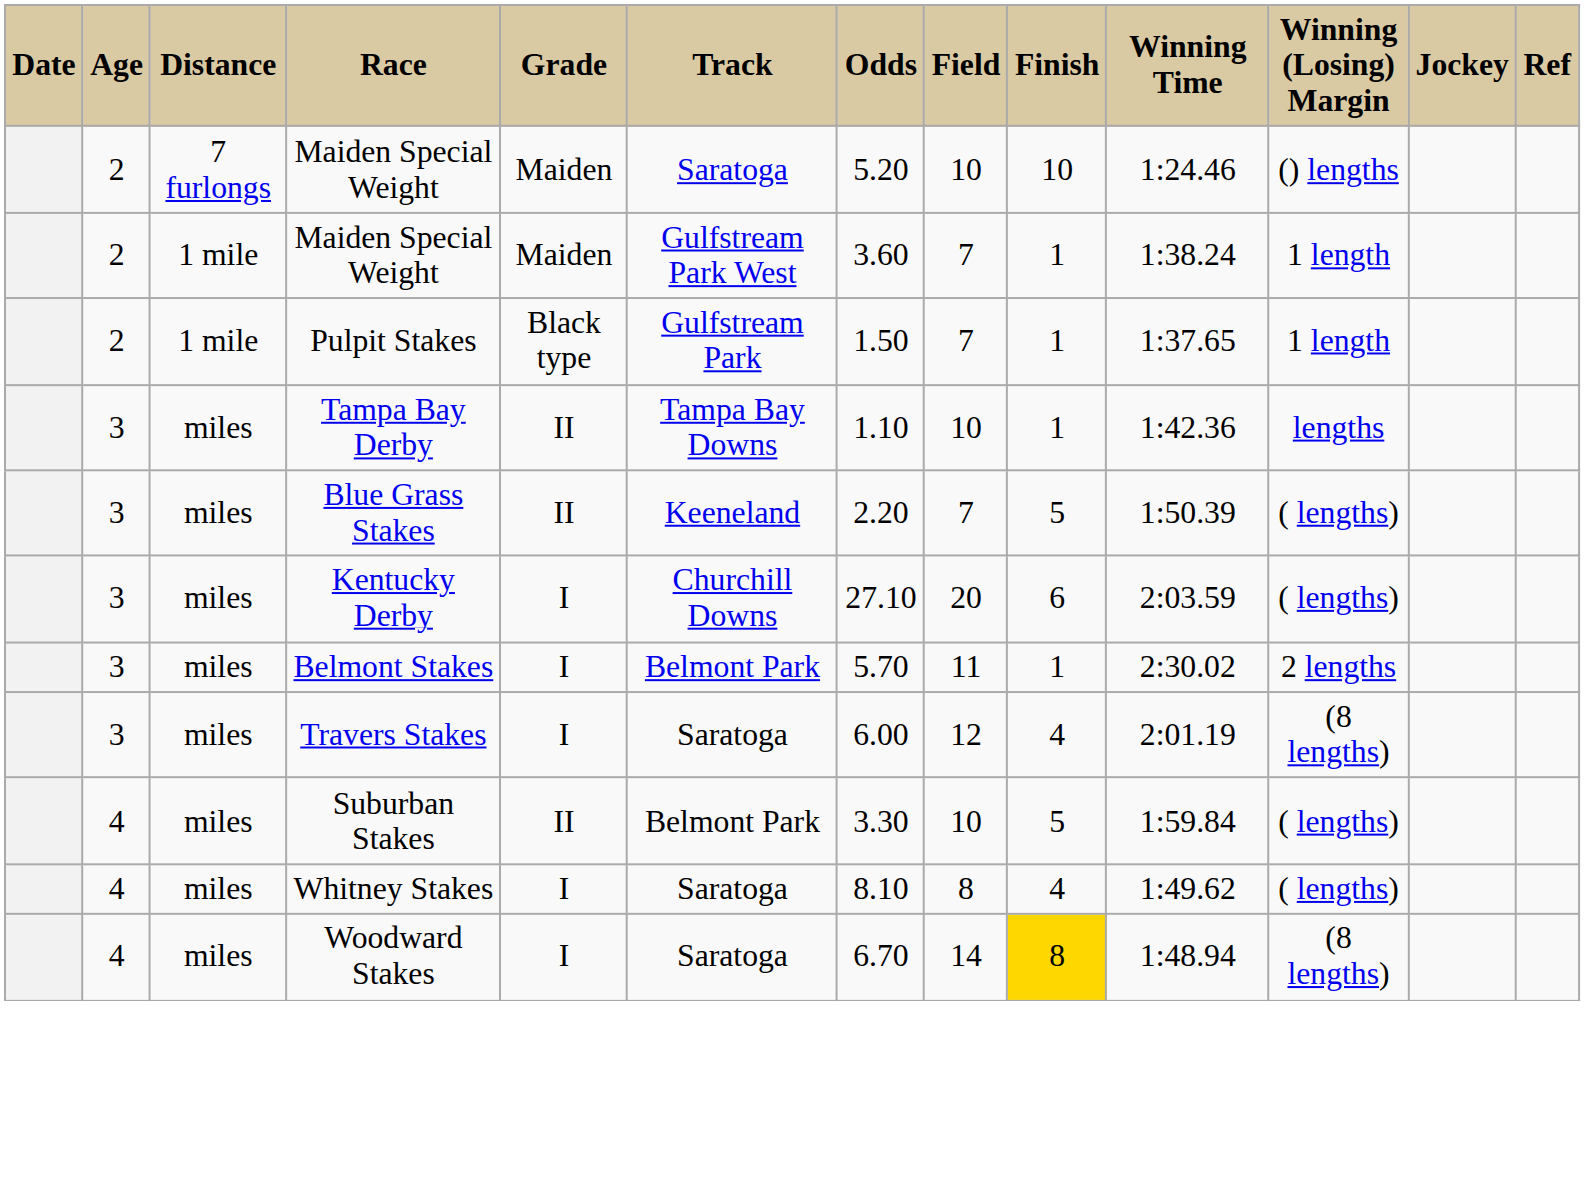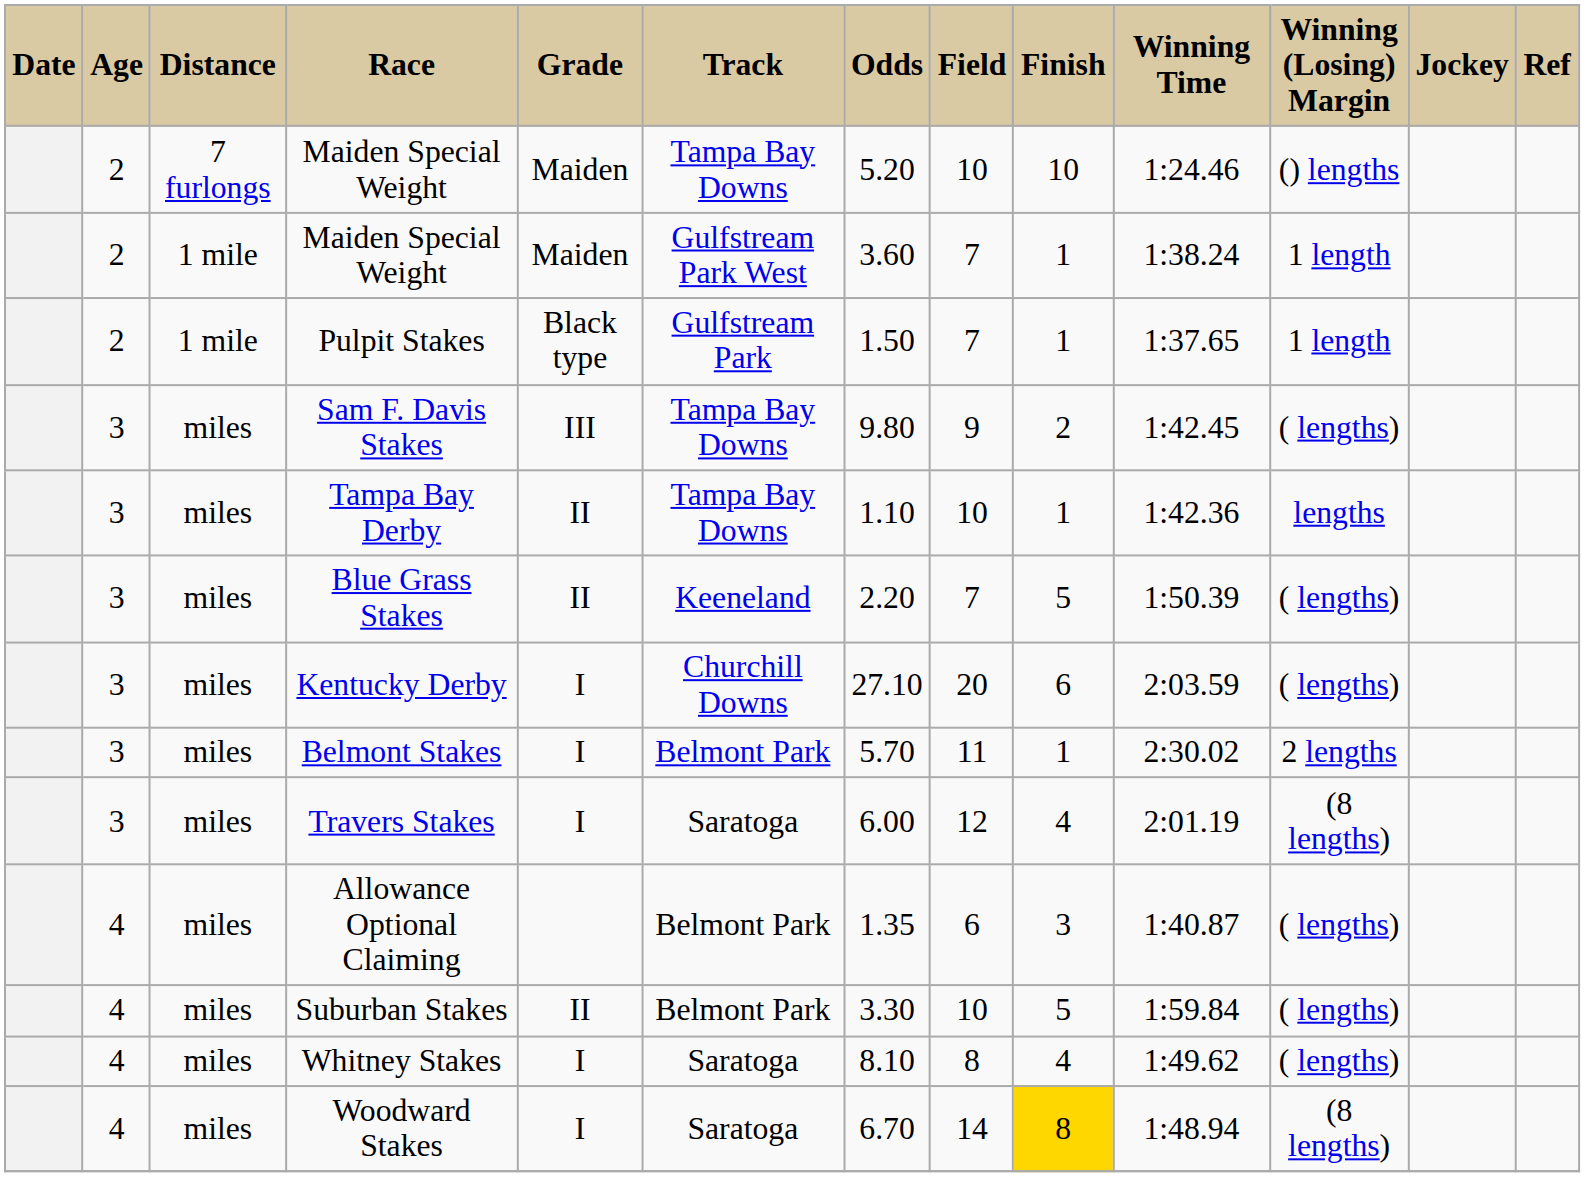(732, 168) Saratoga -> (743, 168) Tampa Bay Downs
+ row: (218, 426)
+ row: (218, 924)
